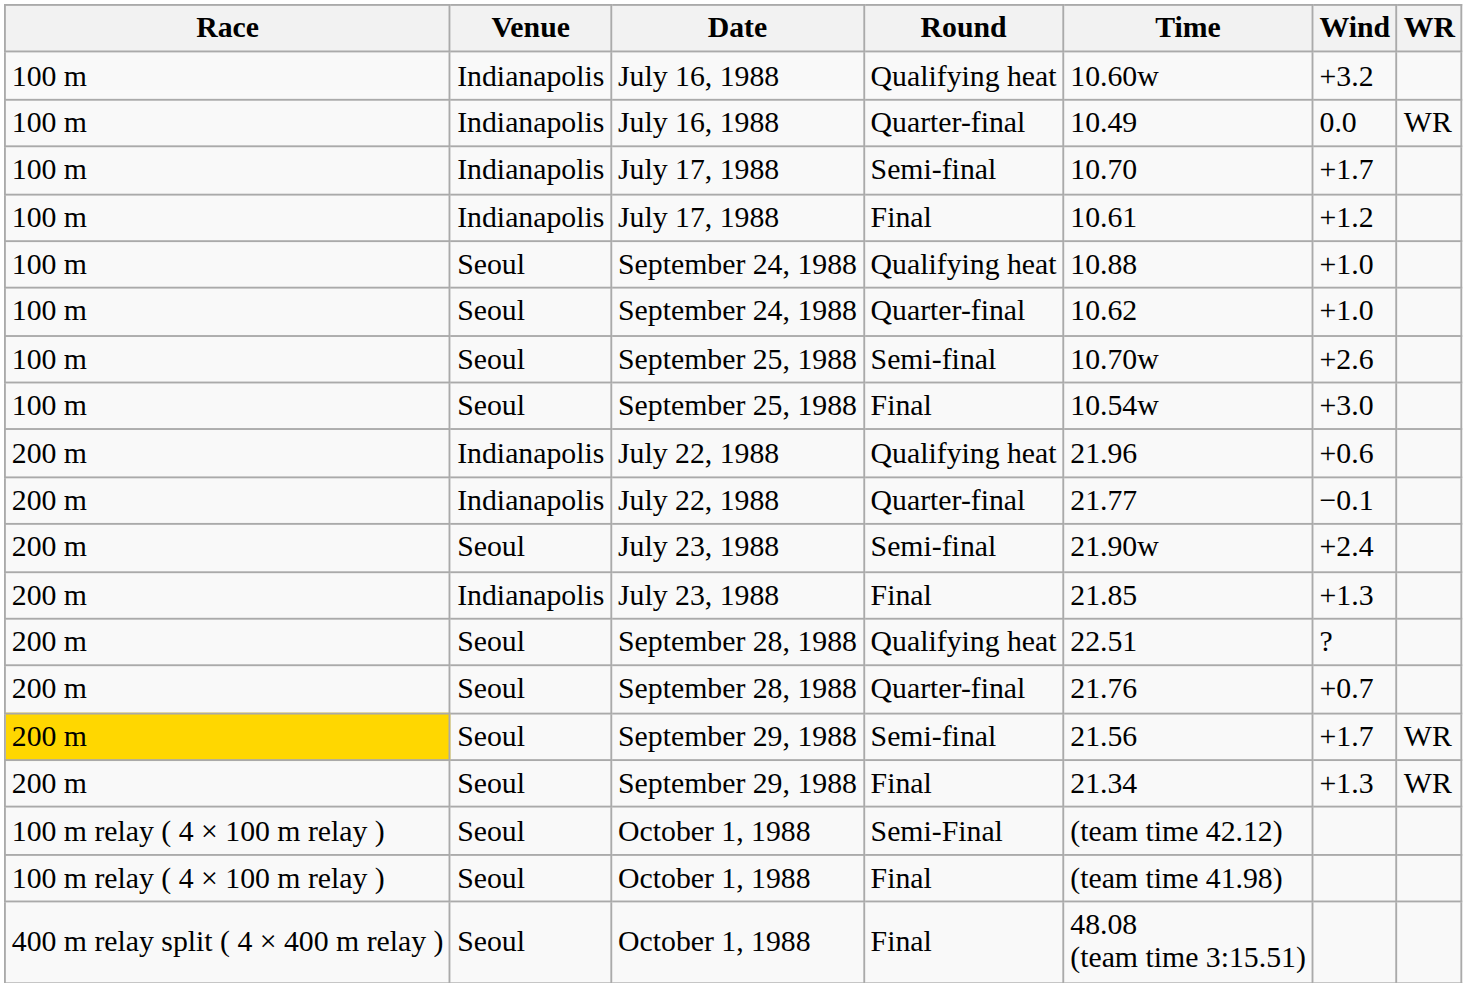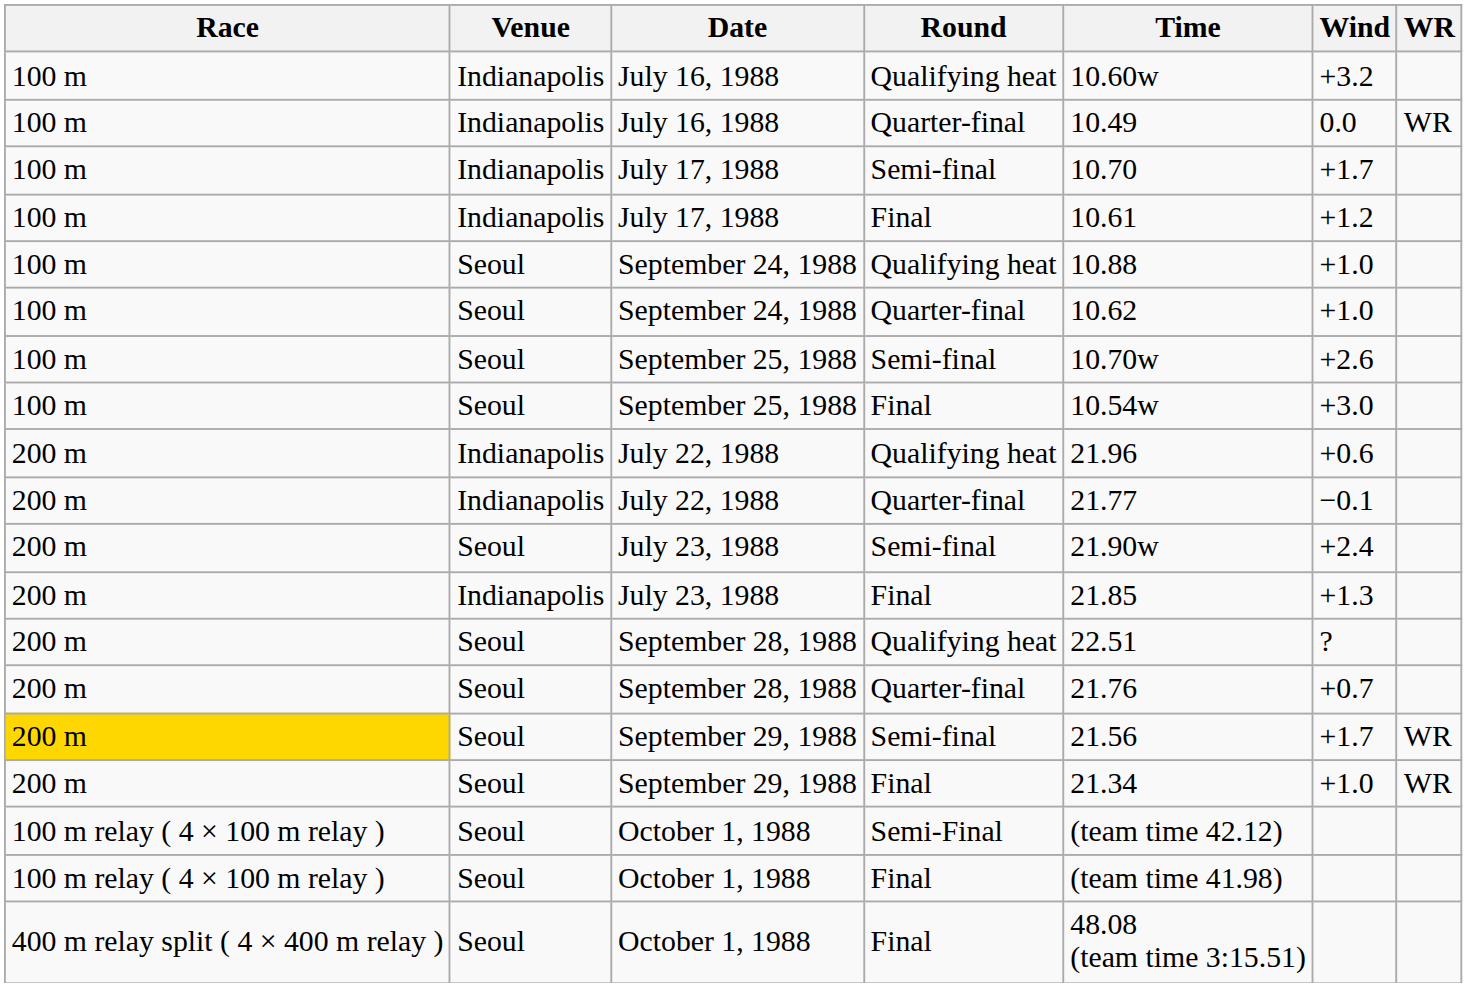(1347, 783) +1.3 -> (1347, 783) +1.0
